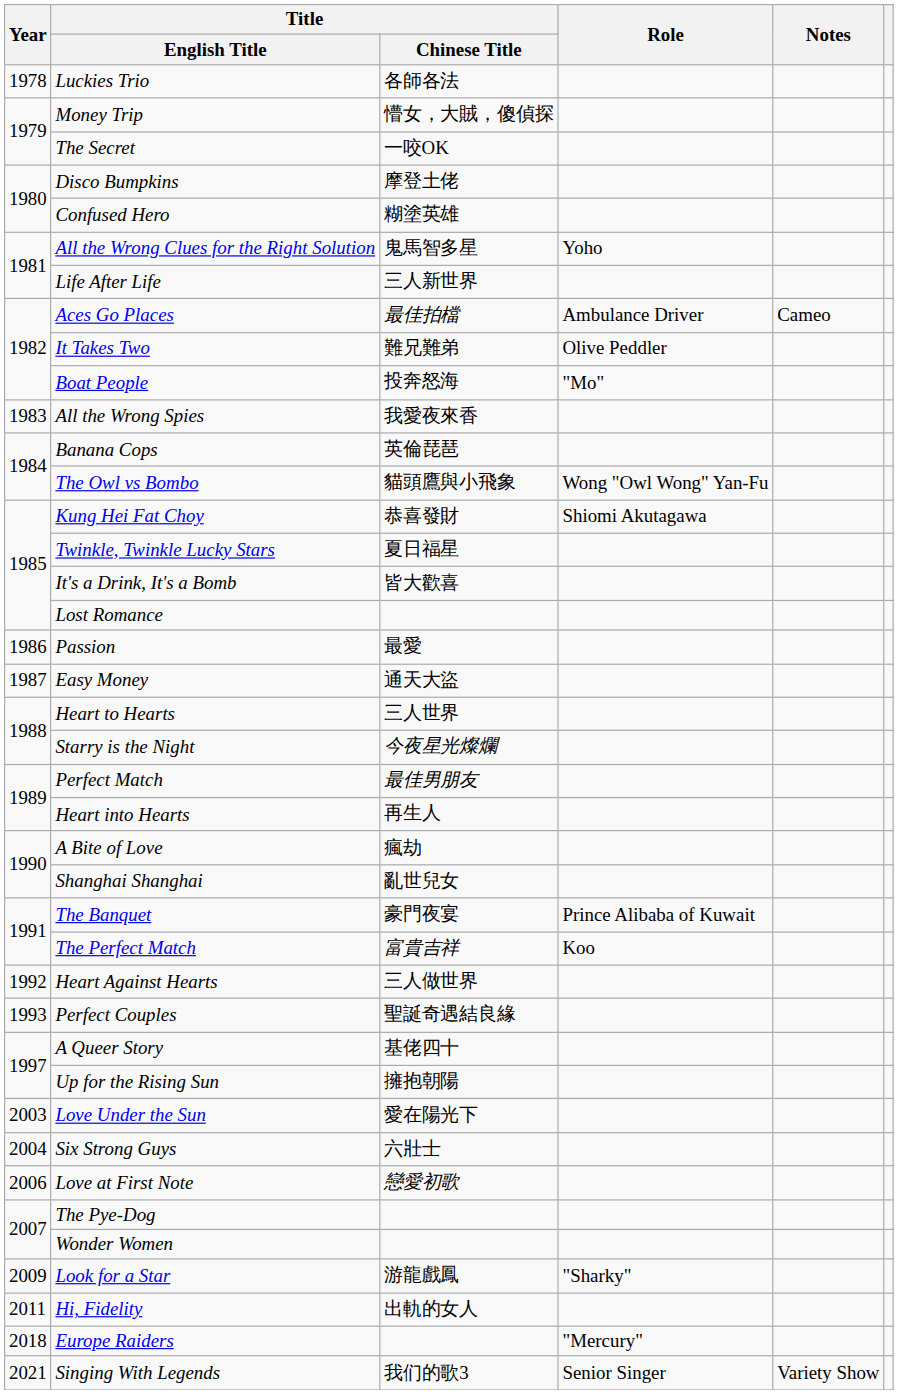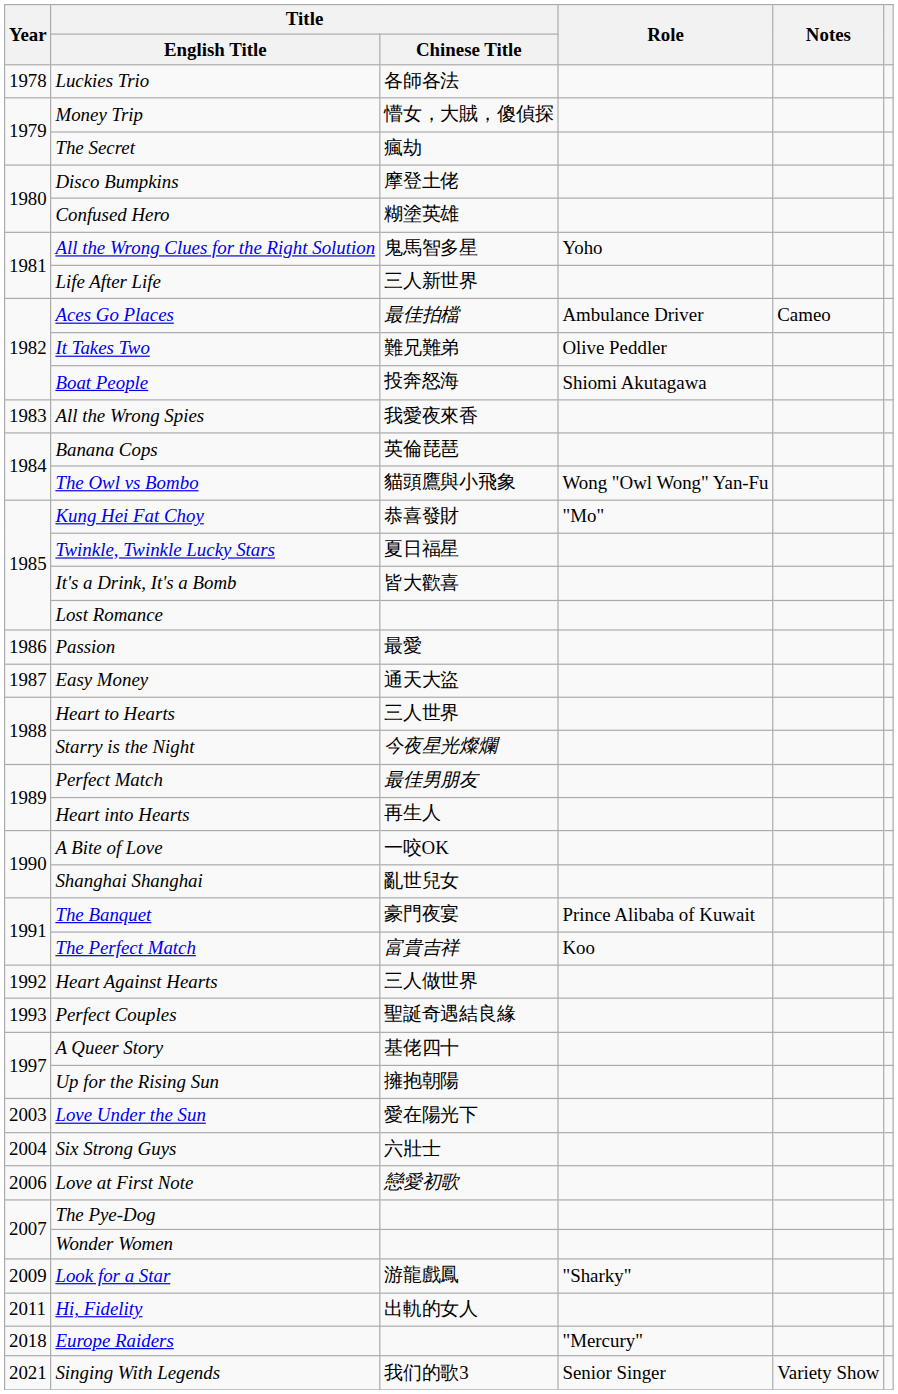(416, 147) 一咬OK -> (403, 147) 瘋劫
(583, 382) "Mo" -> (635, 382) Shiomi Akutagawa
(635, 516) Shiomi Akutagawa -> (583, 516) "Mo"
(403, 847) 瘋劫 -> (416, 847) 一咬OK
